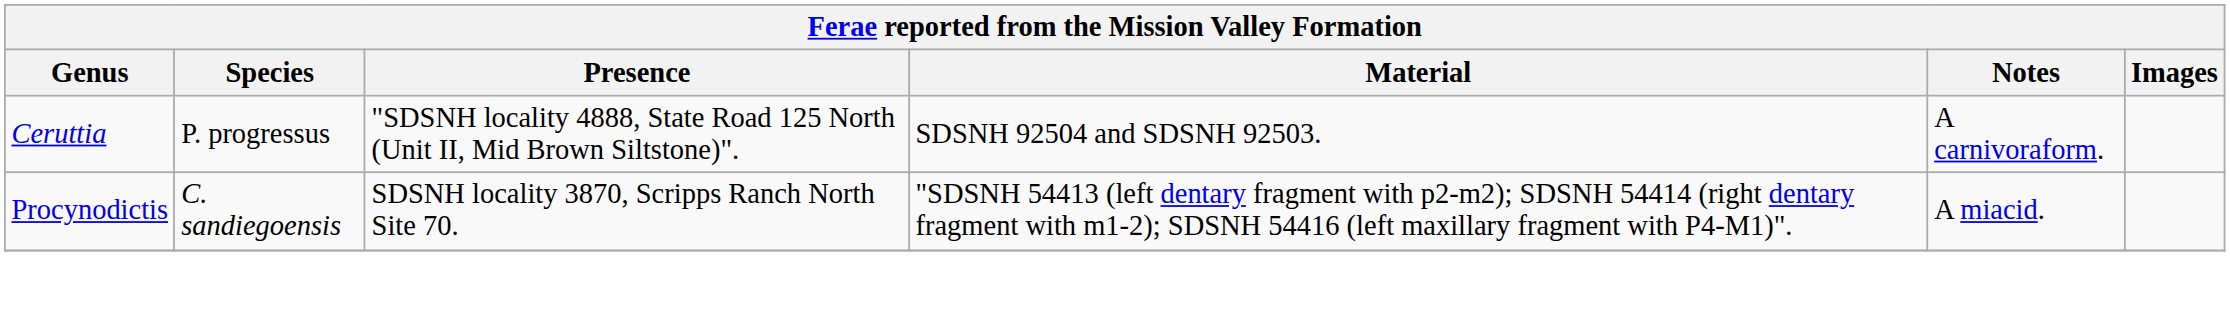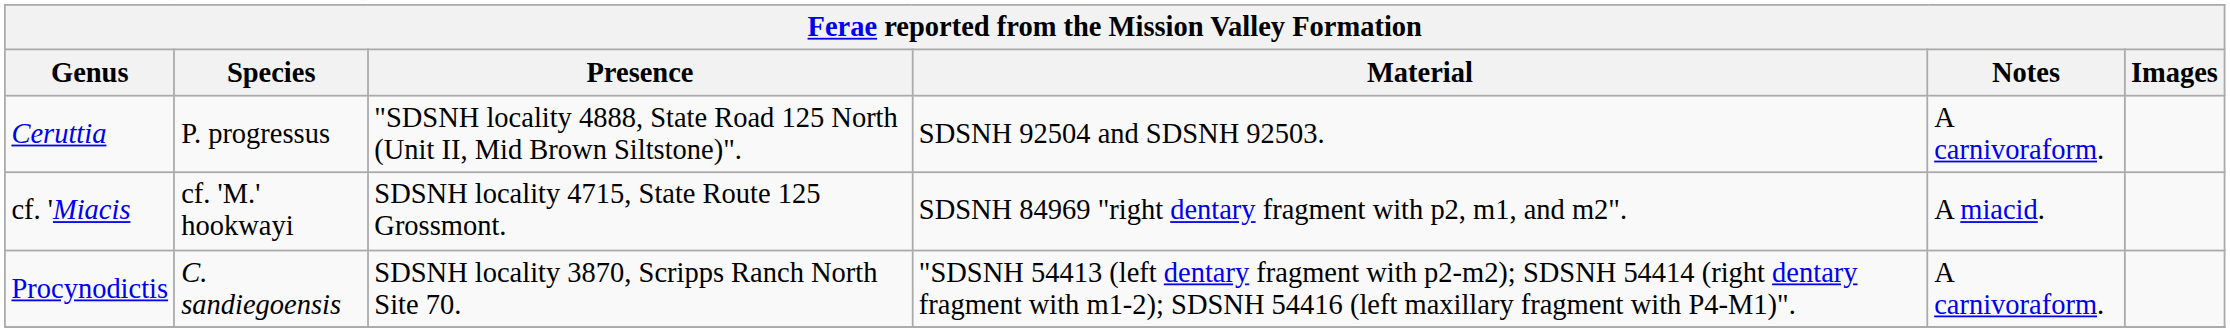+ row: (71, 210)
(1990, 210) A miacid. -> (2019, 287) A carnivoraform.
